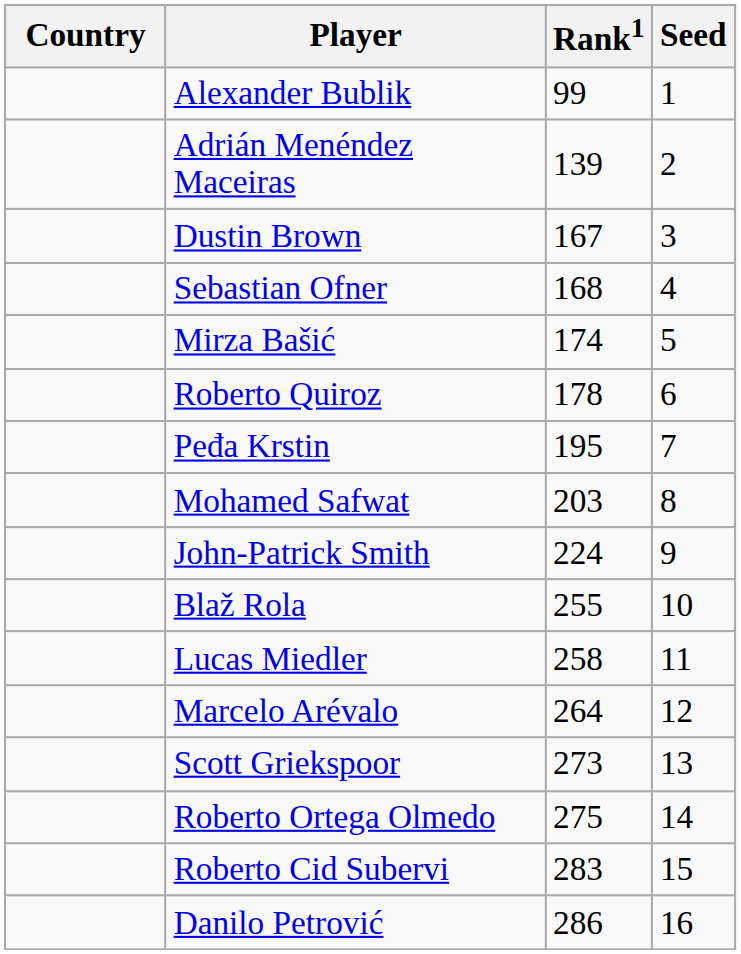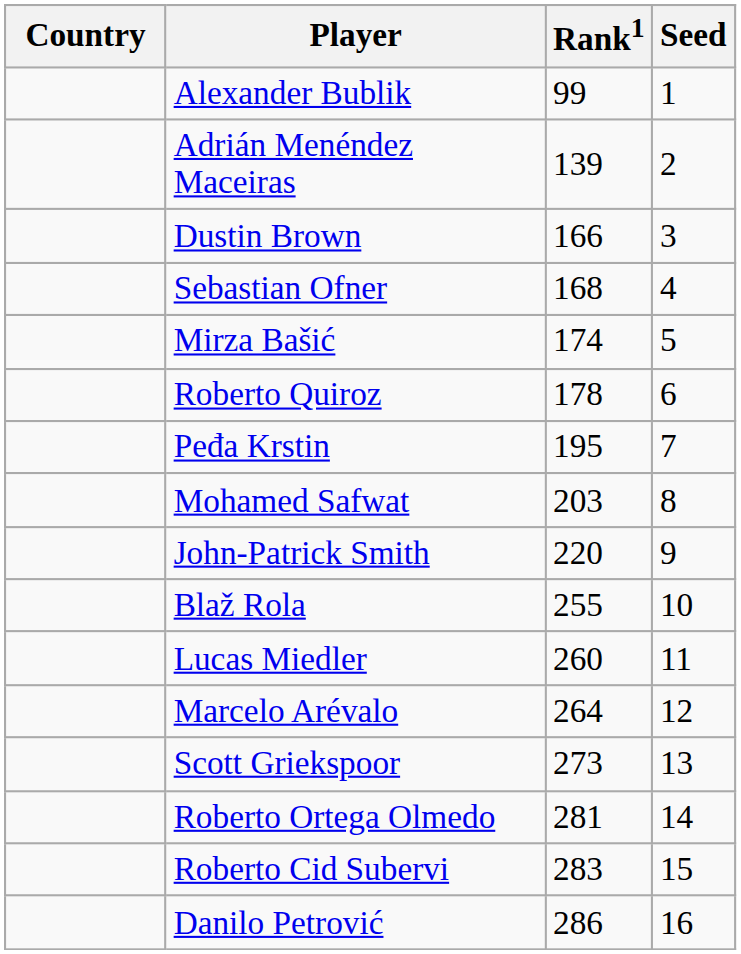(578, 235) 167 -> (578, 235) 166
(578, 552) 224 -> (578, 552) 220
(578, 657) 258 -> (578, 657) 260
(578, 816) 275 -> (578, 816) 281
